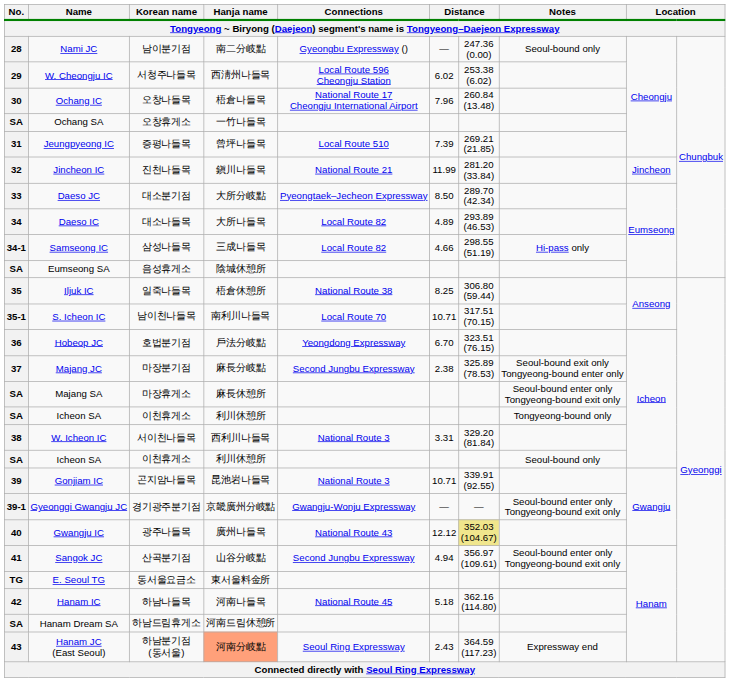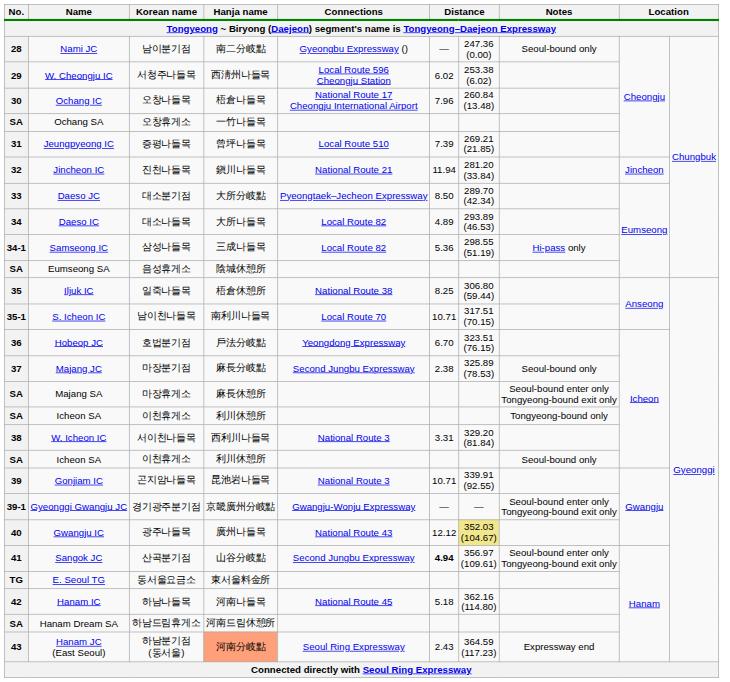(444, 170) 11.99 -> (444, 170) 11.94
(444, 247) 4.66 -> (444, 247) 5.36
(563, 368) Seoul-bound exit only Tongyeong-bound enter only -> (559, 368) Seoul-bound only
(444, 558) normal -> (444, 558) bold
